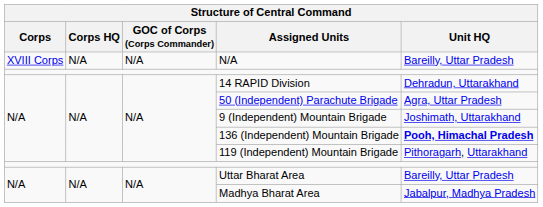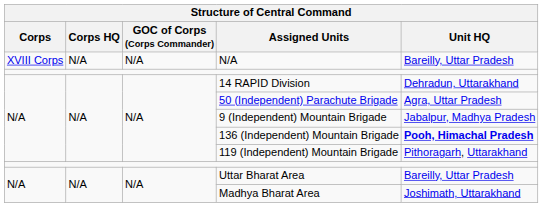(462, 118) Joshimath, Uttarakhand -> (470, 118) Jabalpur, Madhya Pradesh
(470, 193) Jabalpur, Madhya Pradesh -> (462, 193) Joshimath, Uttarakhand
